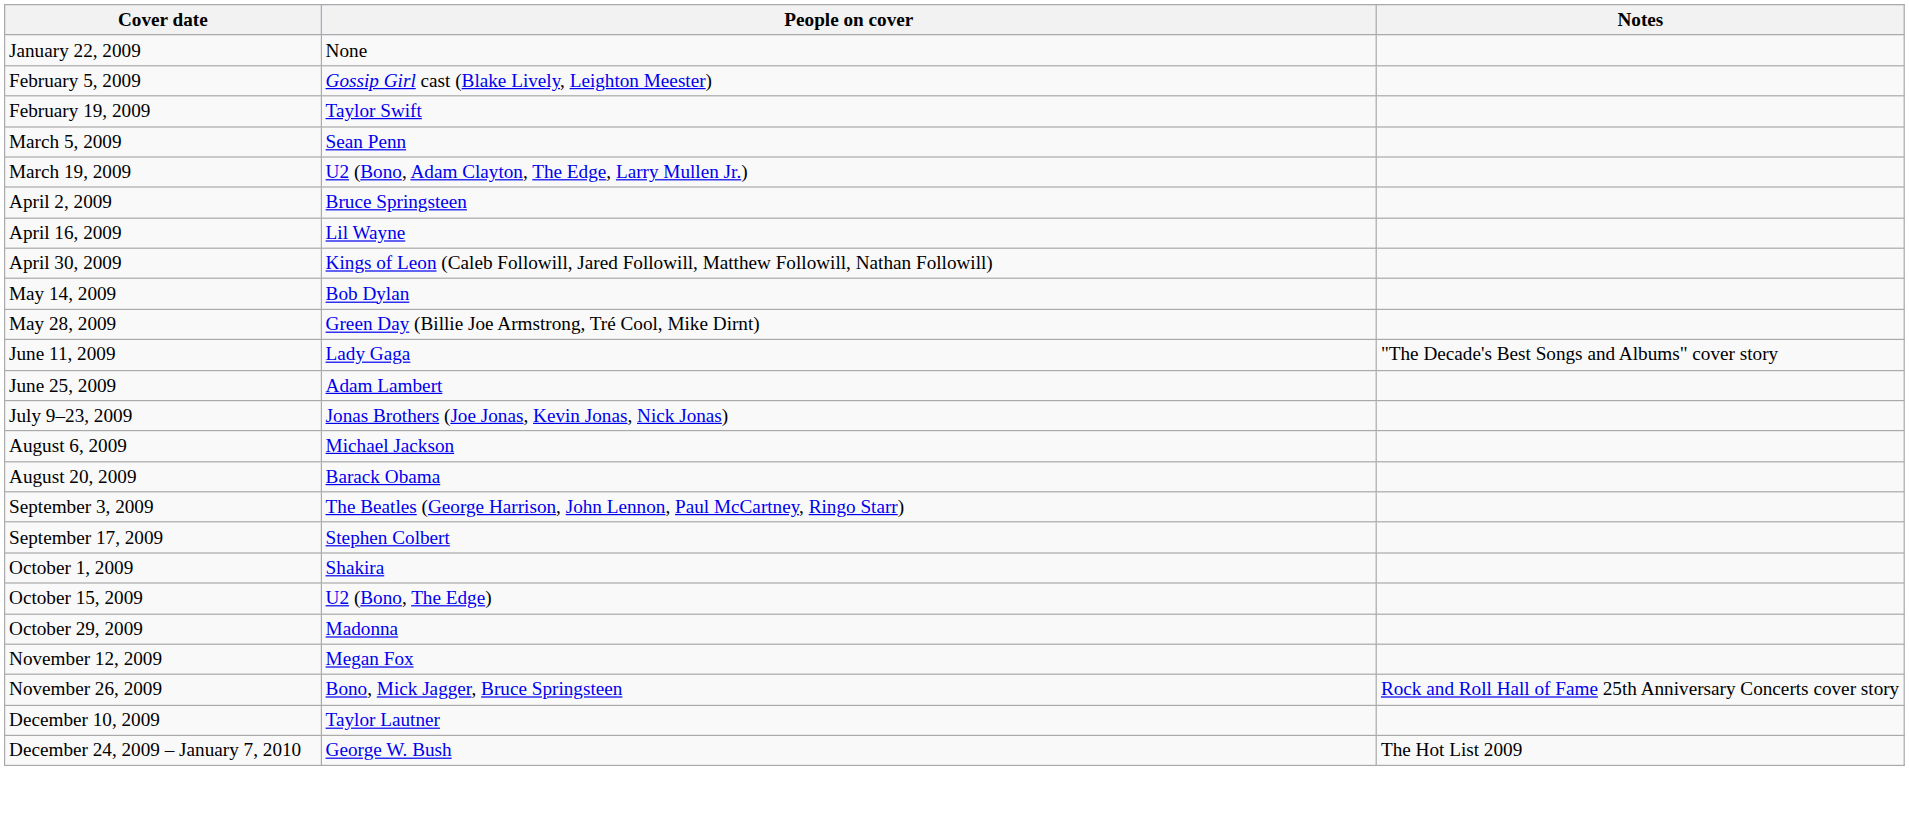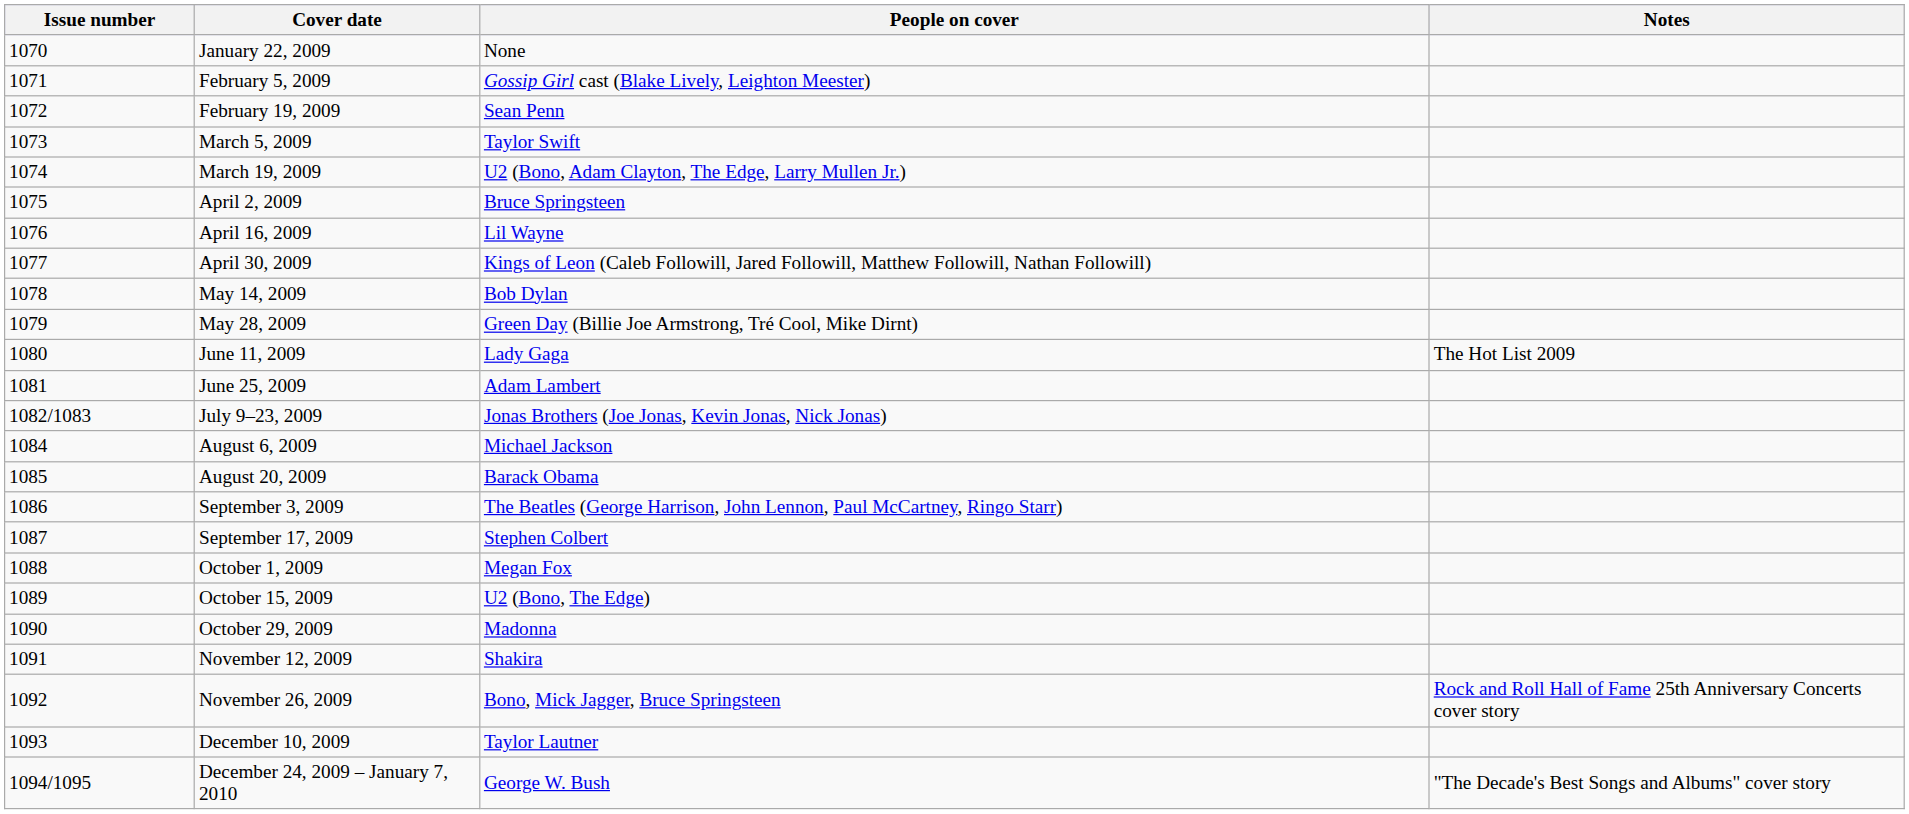+ column: (100, 19)
(374, 111) Taylor Swift -> (524, 111) Sean Penn
(366, 141) Sean Penn -> (532, 141) Taylor Swift
(1580, 354) "The Decade's Best Songs and Albums" cover story -> (1504, 354) The Hot List 2009
(355, 567) Shakira -> (528, 567) Megan Fox
(370, 659) Megan Fox -> (513, 659) Shakira
(1452, 750) The Hot List 2009 -> (1632, 782) "The Decade's Best Songs and Albums" cover story
